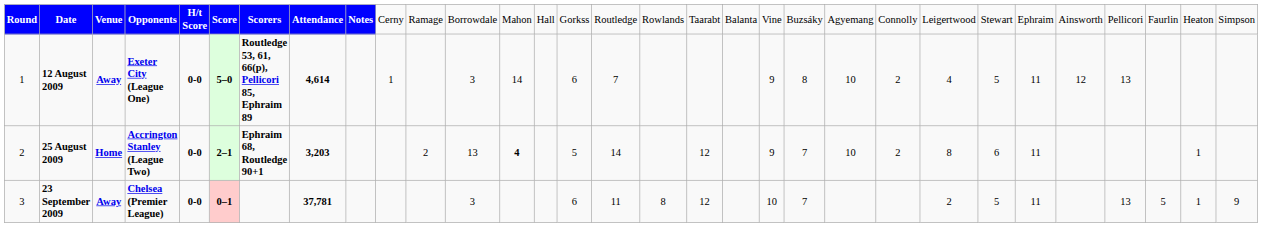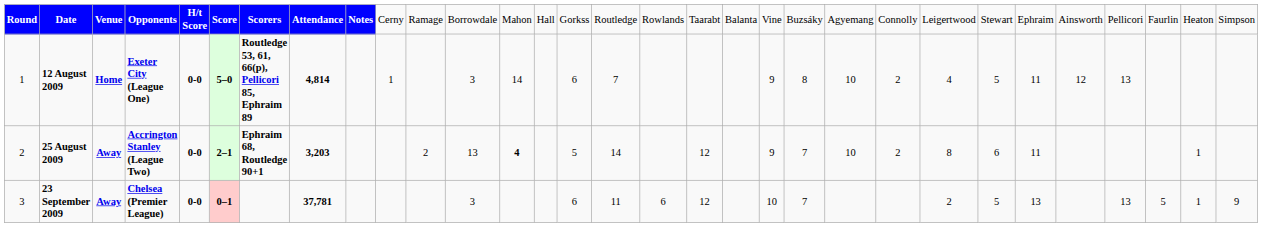(109, 80) Away -> (109, 80) Home
(318, 80) 4,614 -> (318, 80) 4,814
(109, 153) Home -> (109, 153) Away
(663, 201) 8 -> (663, 201) 6
(1036, 201) 11 -> (1036, 201) 13
